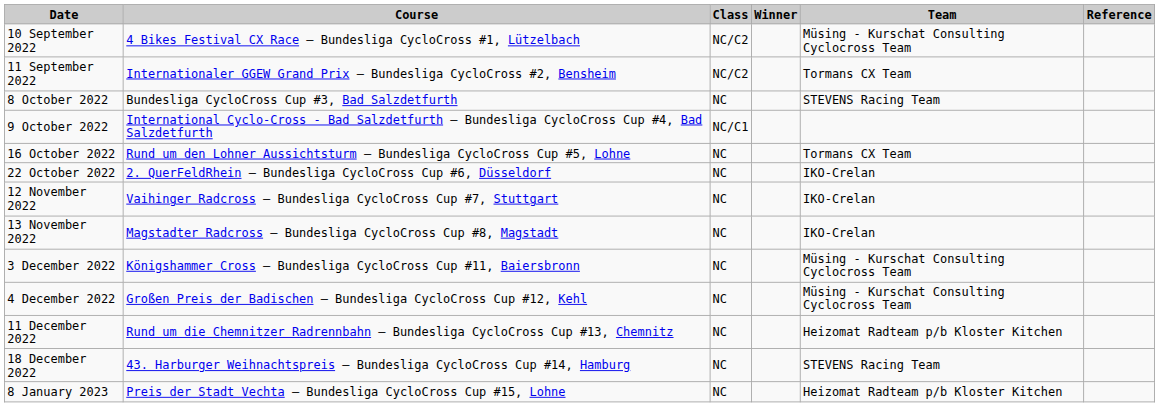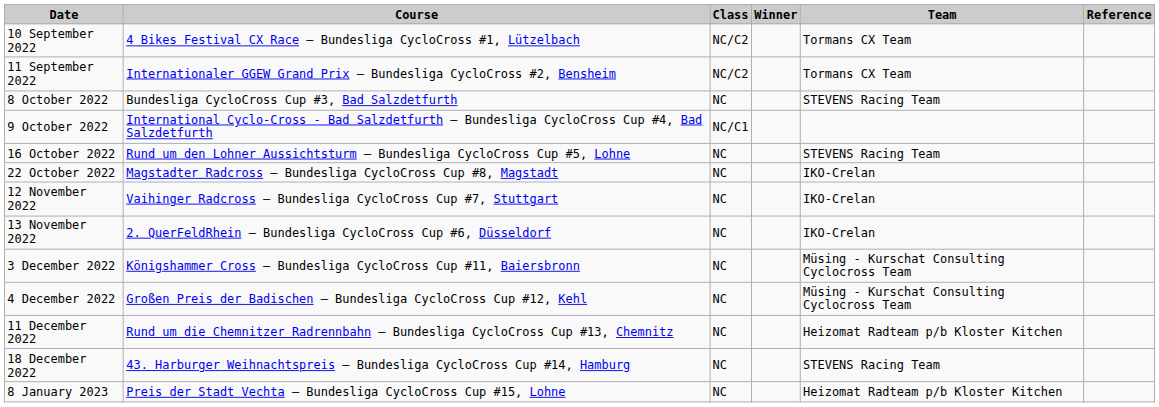(904, 41) Müsing - Kurschat Consulting Cyclocross Team -> (857, 41) Tormans CX Team
(857, 153) Tormans CX Team -> (872, 153) STEVENS Racing Team
(339, 173) 2. QuerFeldRhein – Bundesliga CycloCross Cup #6, Düsseldorf -> (342, 173) Magstadter Radcross – Bundesliga CycloCross Cup #8, Magstadt
(342, 232) Magstadter Radcross – Bundesliga CycloCross Cup #8, Magstadt -> (339, 232) 2. QuerFeldRhein – Bundesliga CycloCross Cup #6, Düsseldorf
